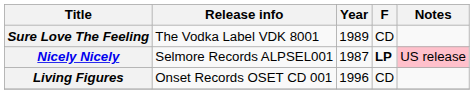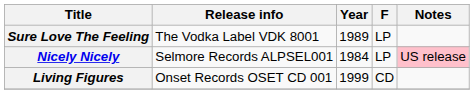(385, 36) CD -> (383, 36) LP
(354, 57) 1987 -> (354, 57) 1984
(383, 57) bold -> (383, 57) normal
(354, 78) 1996 -> (354, 78) 1999
